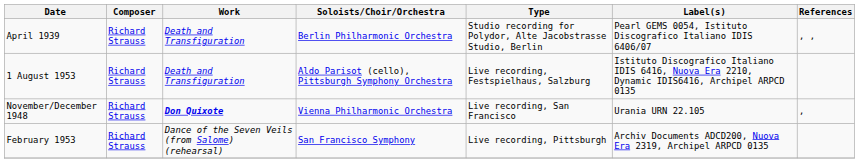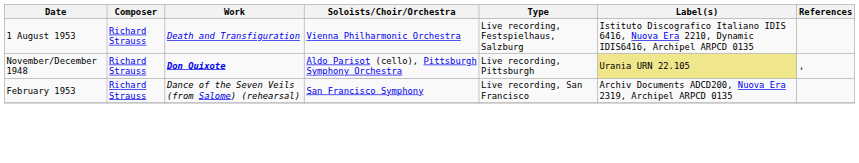- row: (33, 36)
(375, 76) Aldo Parisot (cello), Pittsburgh Symphony Orchestra -> (384, 36) Vienna Philharmonic Orchestra
(375, 111) Vienna Philharmonic Orchestra -> (392, 66) Aldo Parisot (cello), Pittsburgh Symphony Orchestra
(519, 111) Live recording, San Francisco -> (521, 66) Live recording, Pittsburgh
(659, 111) no background -> (645, 66) khaki background
(537, 141) Live recording, Pittsburgh -> (532, 90) Live recording, San Francisco
